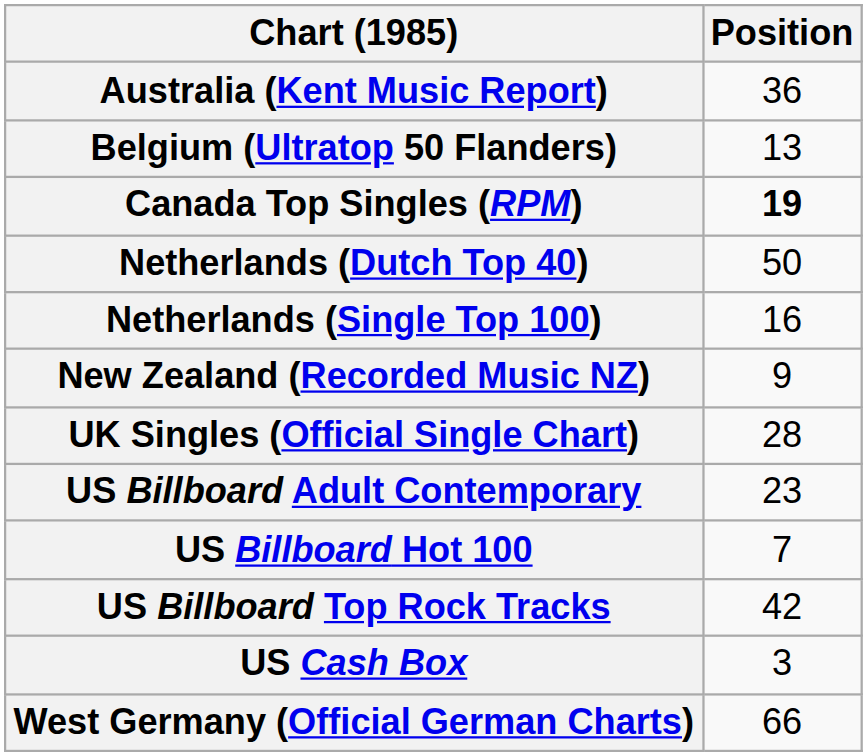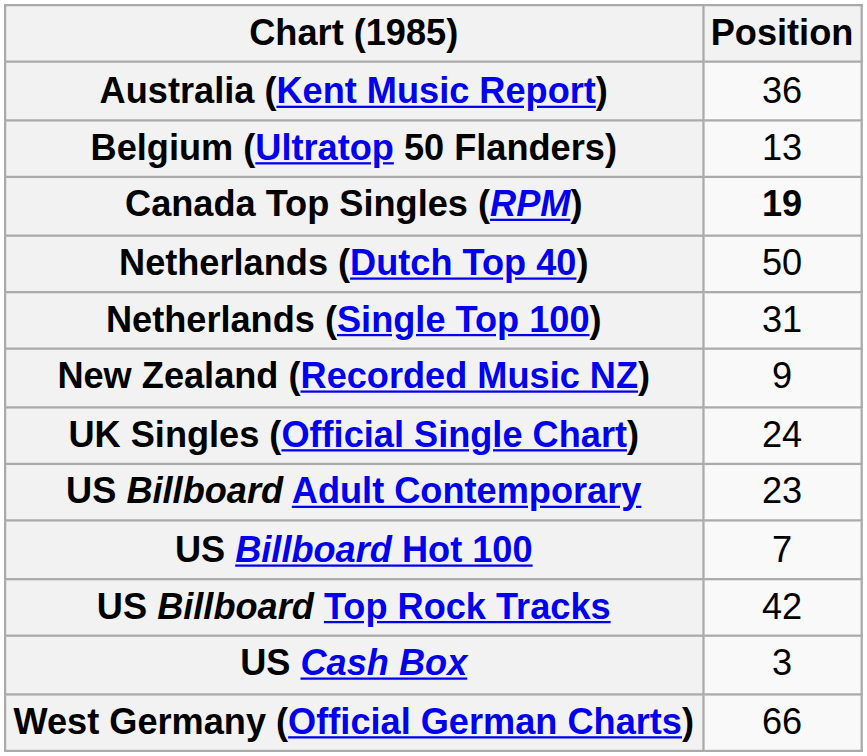(782, 319) 16 -> (782, 319) 31
(782, 434) 28 -> (782, 434) 24
